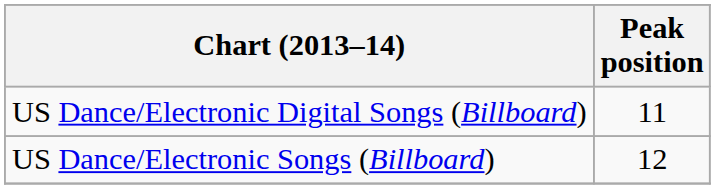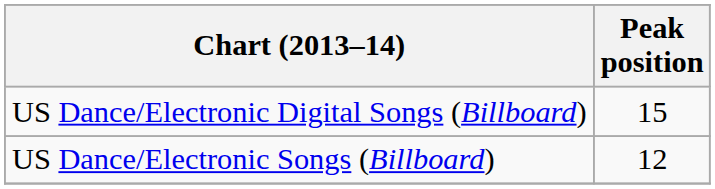(652, 111) 11 -> (652, 111) 15
